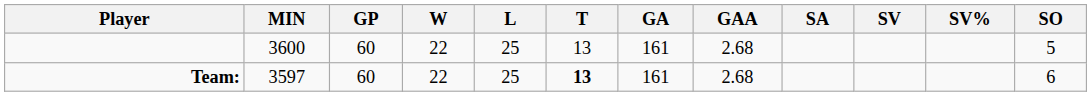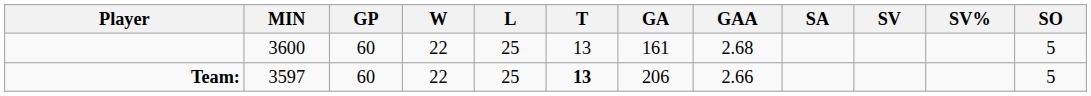(656, 76) 161 -> (656, 76) 206
(737, 76) 2.68 -> (737, 76) 2.66
(1051, 76) 6 -> (1051, 76) 5
